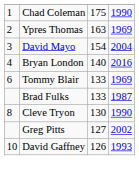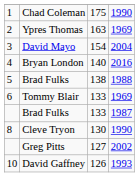+ row: (9, 79)
